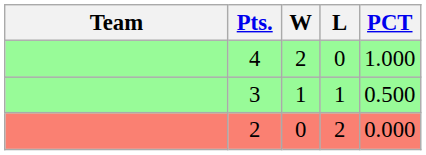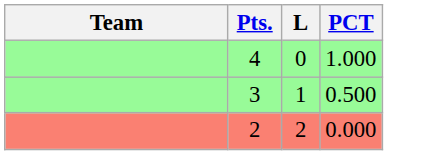- column: (301, 22)
